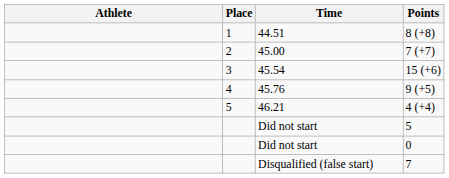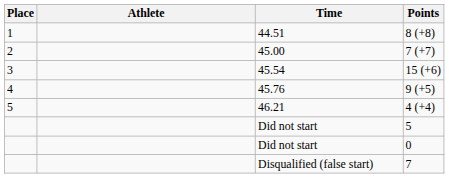columns swapped: (239, 13) <-> (114, 13)
